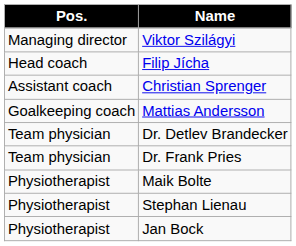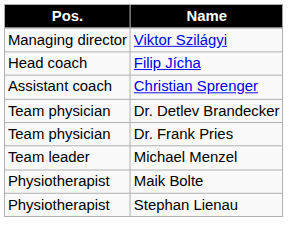- row: (203, 110)
+ row: (186, 157)
- row: (173, 228)
